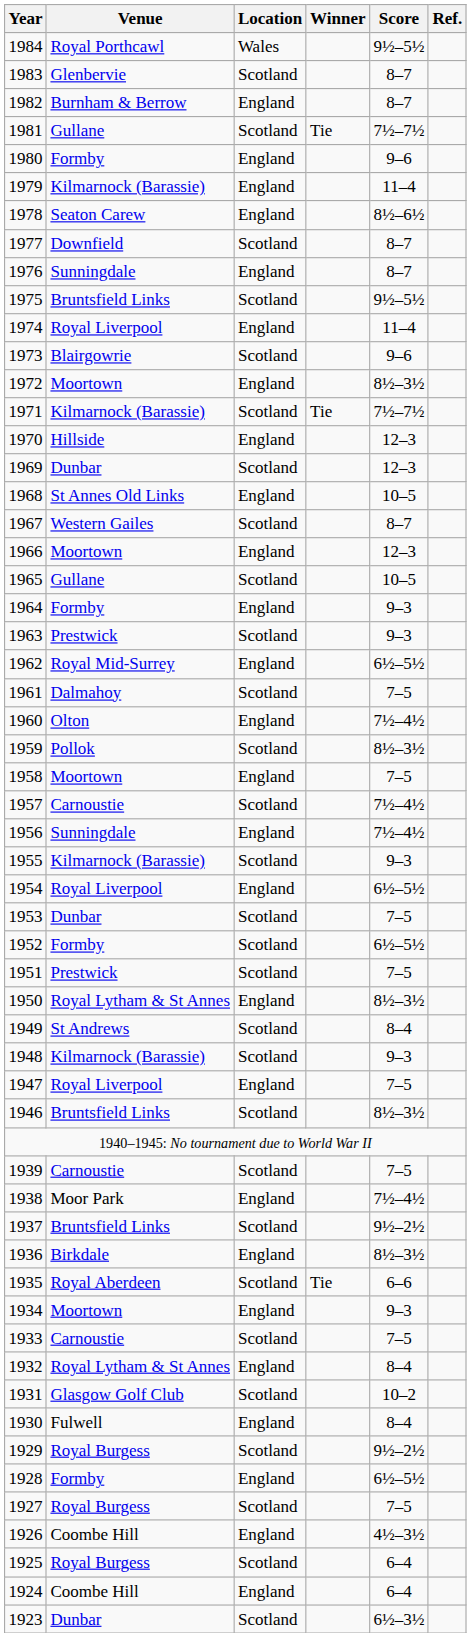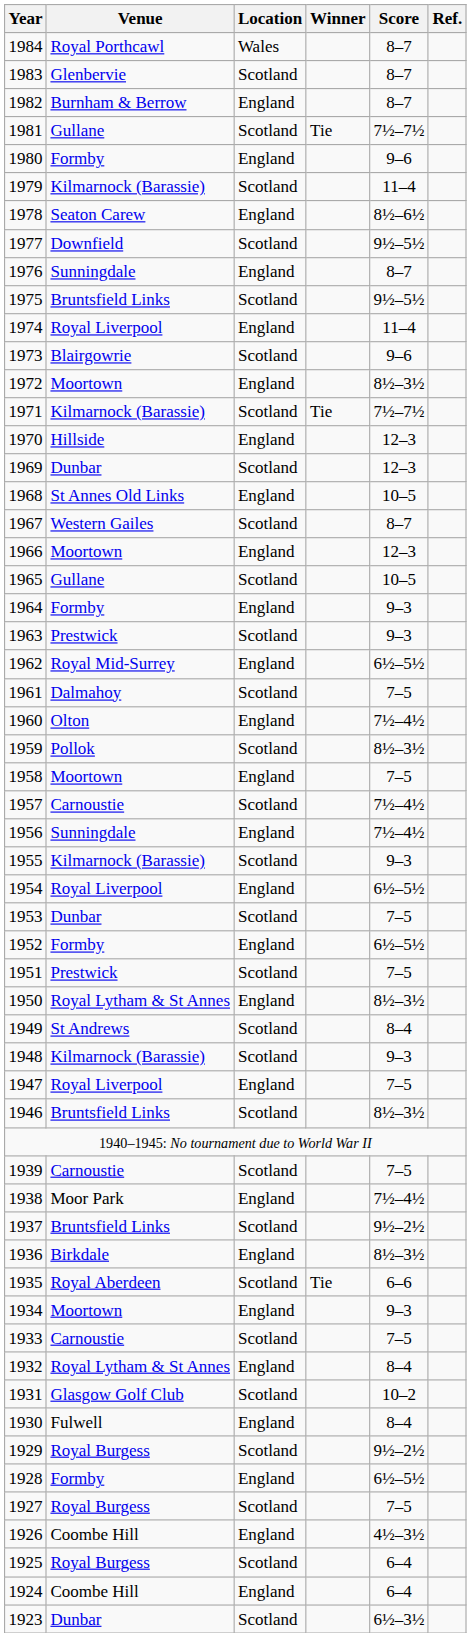(399, 46) 9½–5½ -> (399, 46) 8–7
(266, 187) England -> (268, 187) Scotland
(399, 243) 8–7 -> (399, 243) 9½–5½
(268, 945) Scotland -> (266, 945) England
